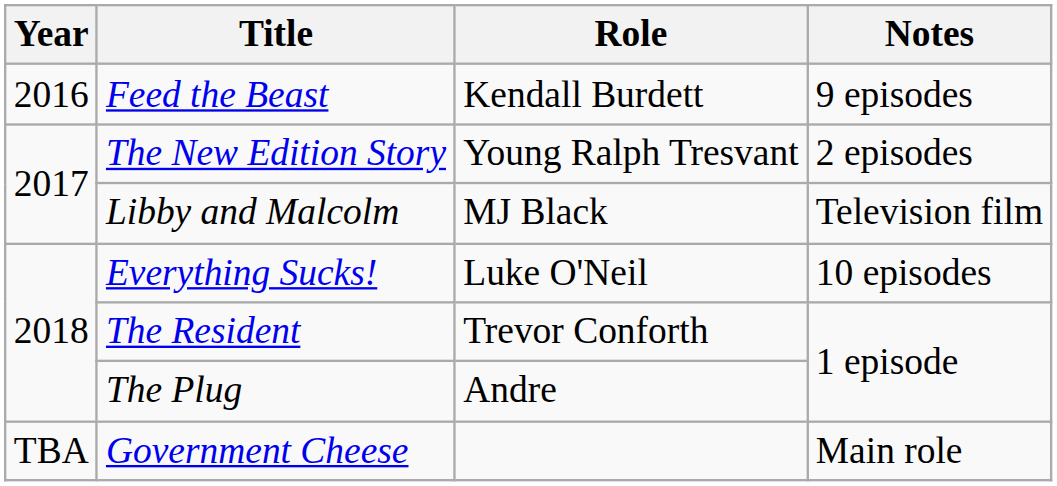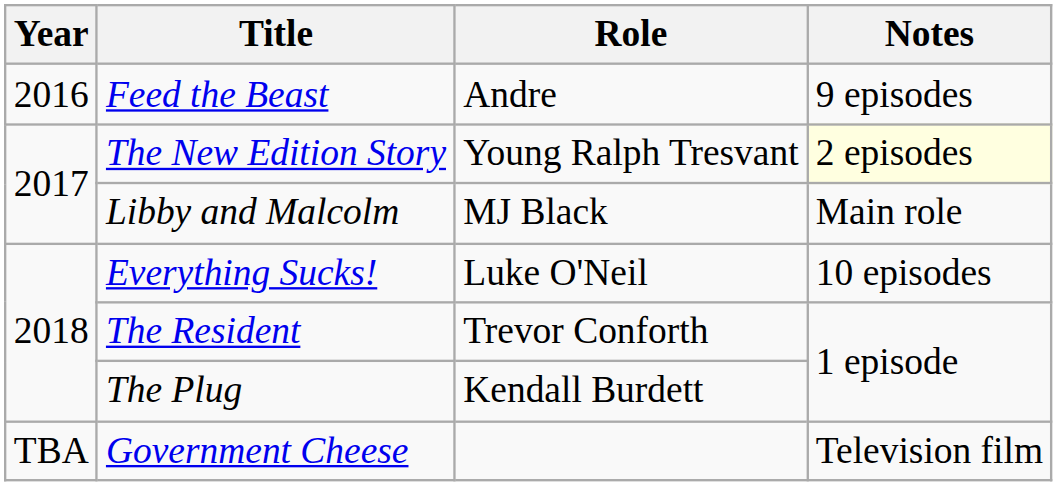(583, 93) Kendall Burdett -> (510, 93) Andre
(894, 152) no background -> (894, 152) lightyellow background
(929, 212) Television film -> (889, 212) Main role
(510, 390) Andre -> (583, 390) Kendall Burdett
(889, 449) Main role -> (929, 449) Television film
